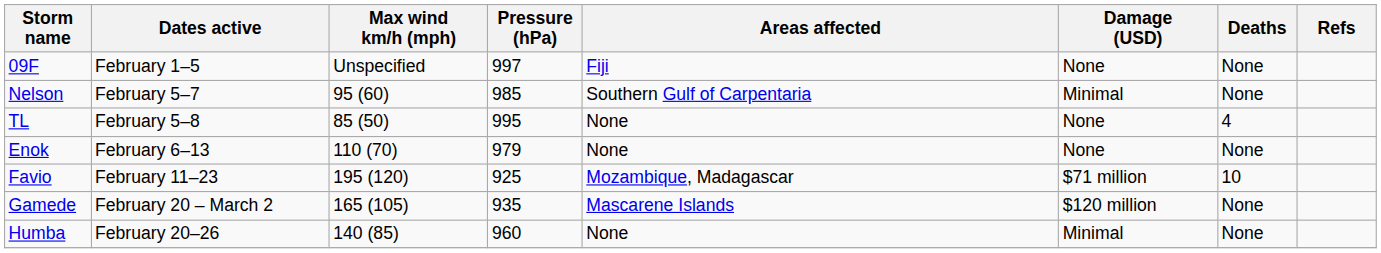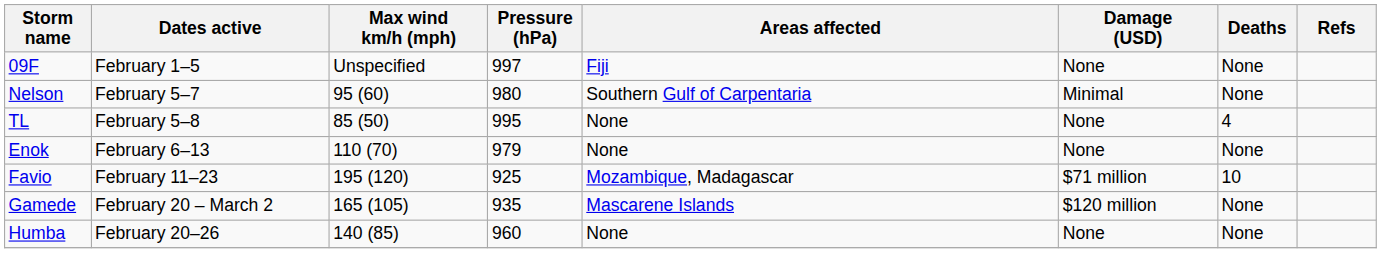(507, 94) 985 -> (507, 94) 980
(1093, 233) Minimal -> (1084, 233) None
